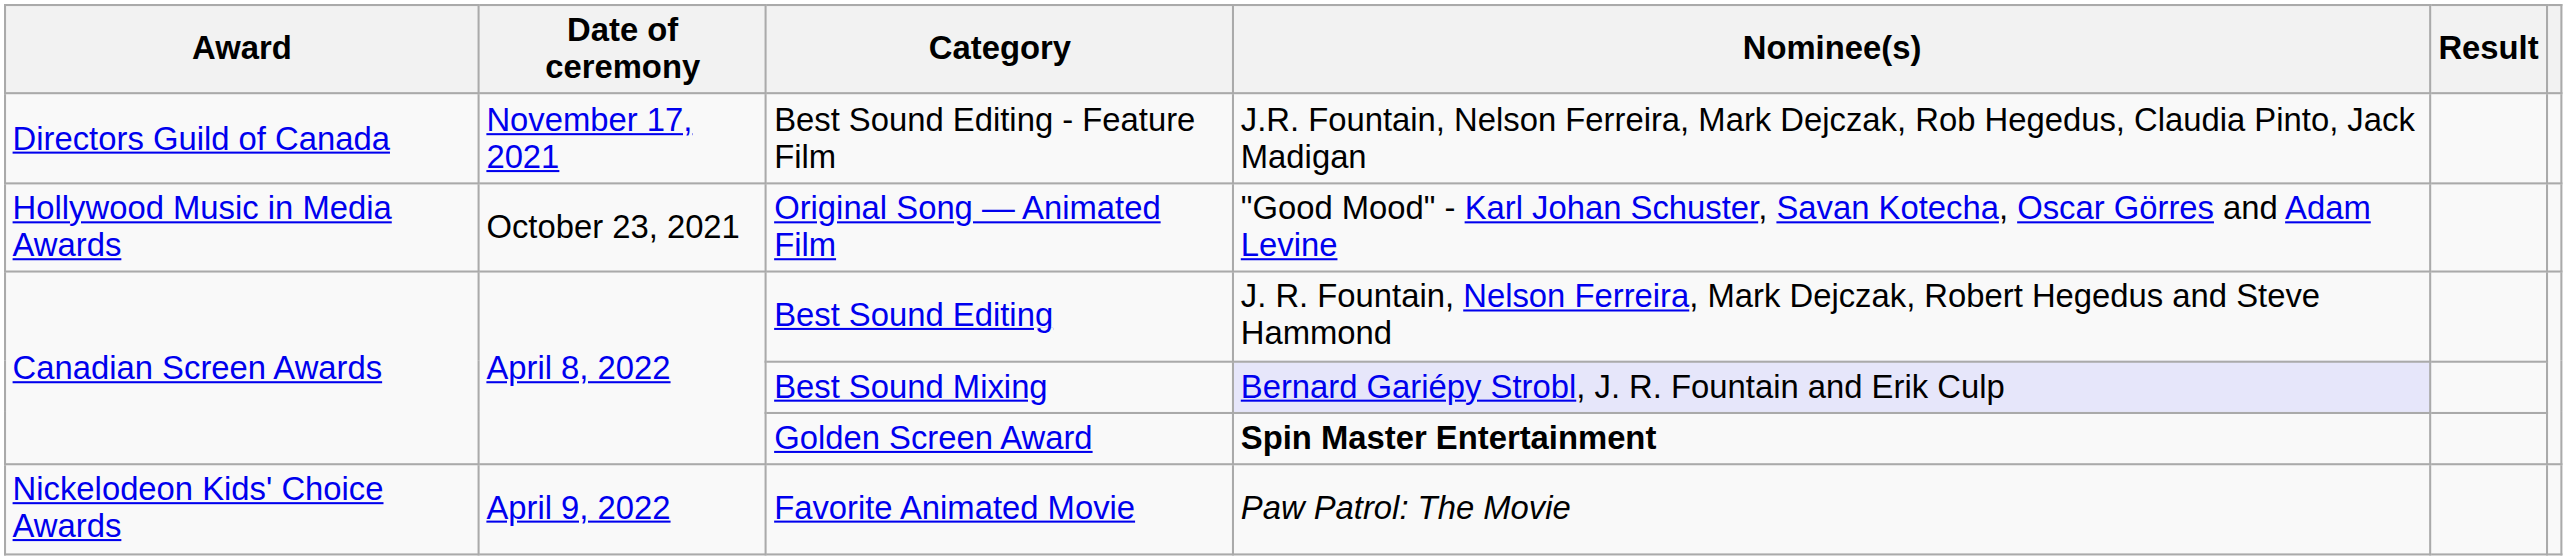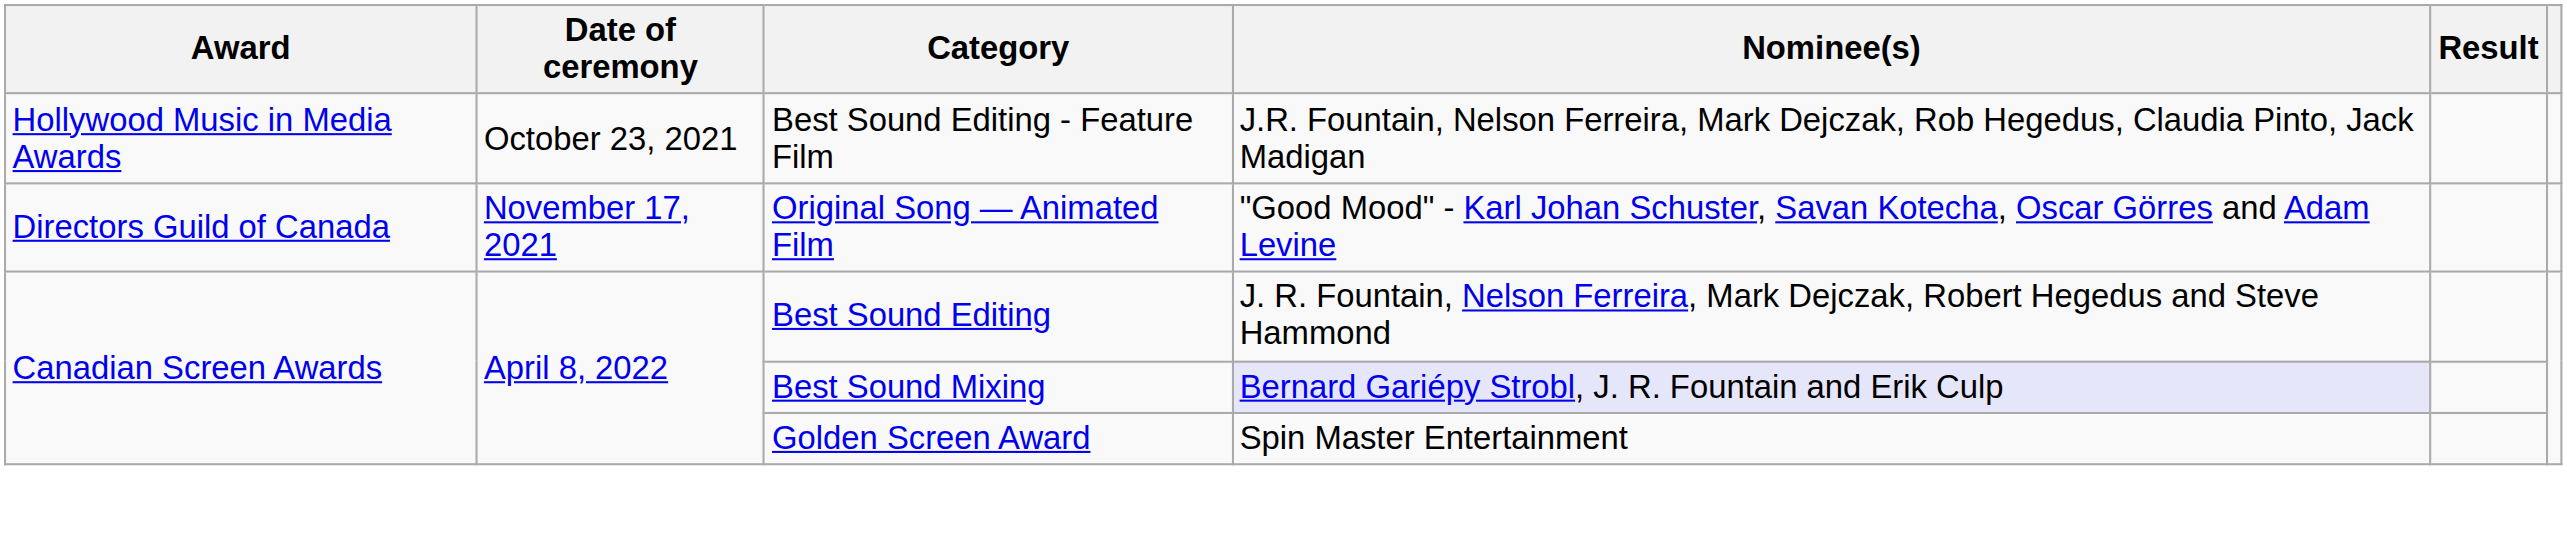(201, 137) Directors Guild of Canada -> (202, 137) Hollywood Music in Media Awards
(589, 137) November 17, 2021 -> (611, 137) October 23, 2021
(202, 226) Hollywood Music in Media Awards -> (201, 226) Directors Guild of Canada
(613, 226) October 23, 2021 -> (587, 226) November 17, 2021
(1449, 438) bold -> (1434, 438) normal
- row: (955, 508)
